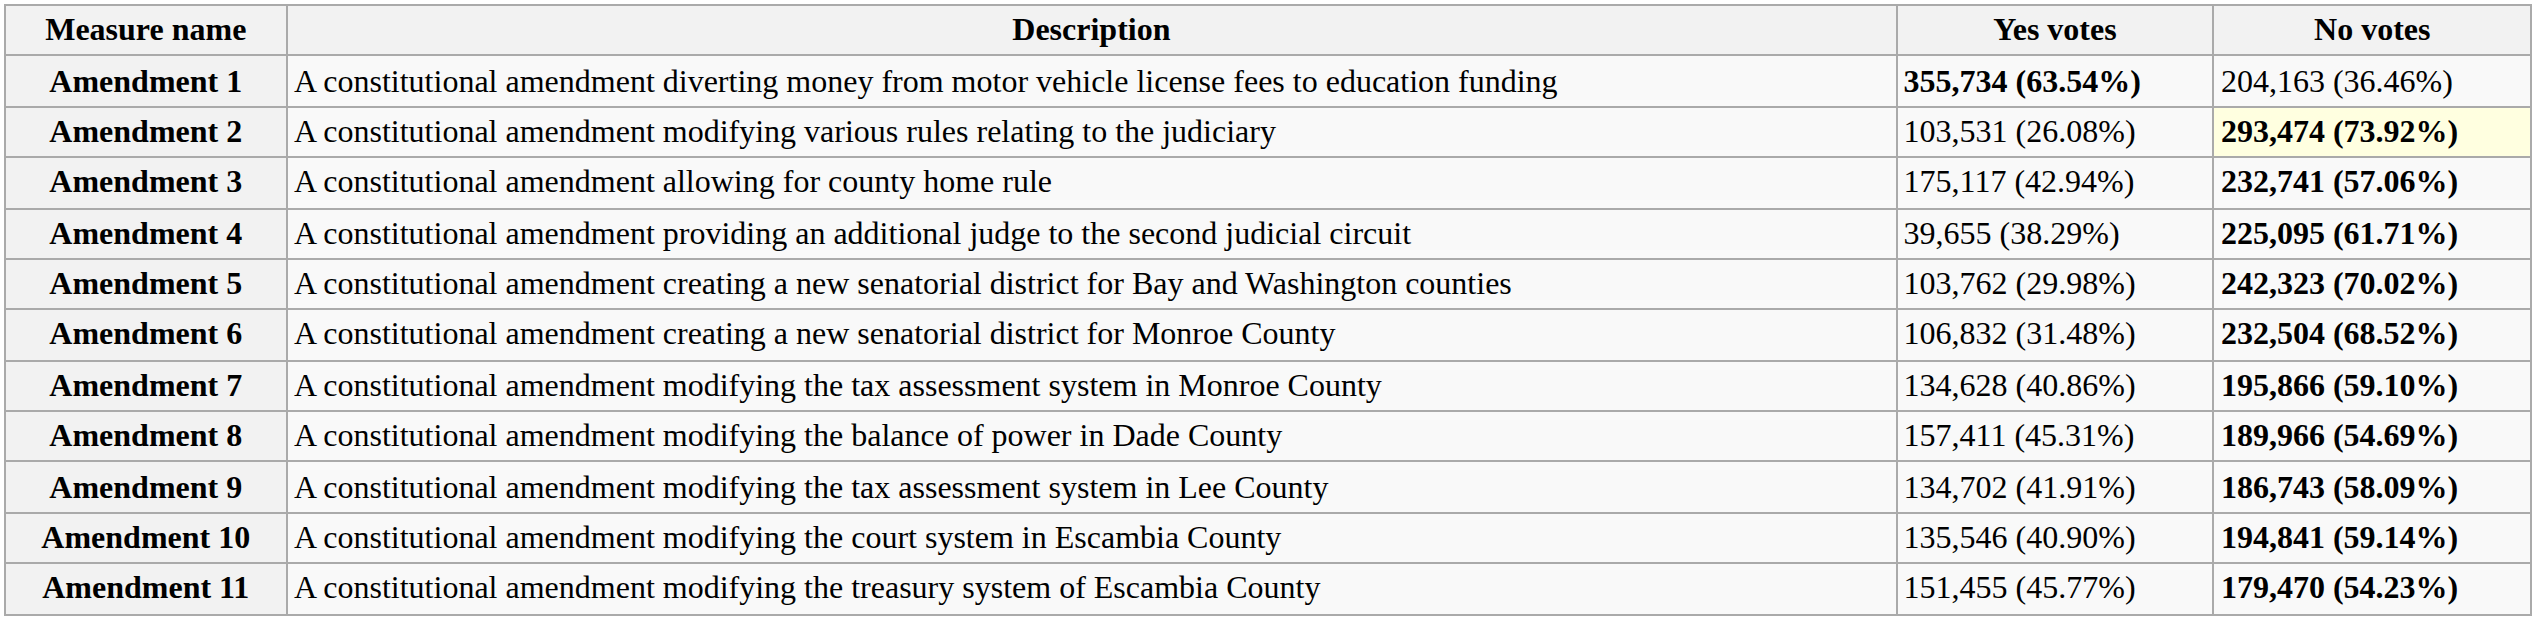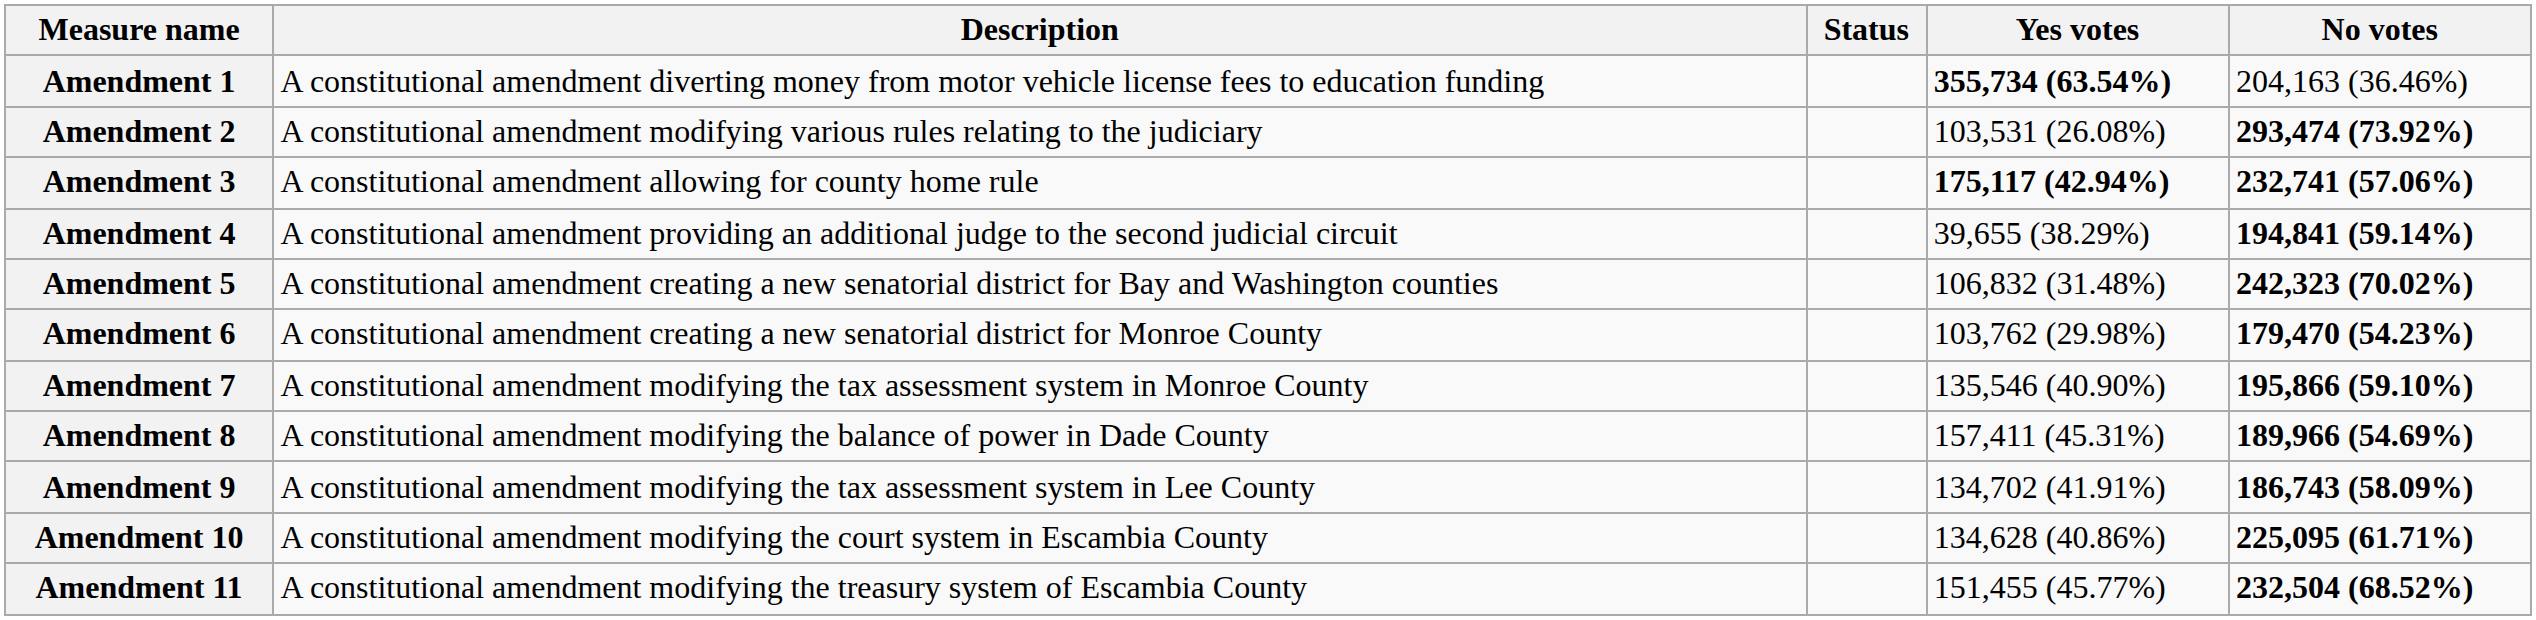+ column: (1866, 29)
(2340, 131) lightyellow background -> (2355, 131) no background
(2019, 182) normal -> (2052, 182) bold
(2340, 232) 225,095 (61.71%) -> (2355, 232) 194,841 (59.14%)
(2020, 283) 103,762 (29.98%) -> (2050, 283) 106,832 (31.48%)
(2020, 334) 106,832 (31.48%) -> (2050, 334) 103,762 (29.98%)
(2340, 334) 232,504 (68.52%) -> (2355, 334) 179,470 (54.23%)
(2020, 385) 134,628 (40.86%) -> (2050, 385) 135,546 (40.90%)
(2020, 537) 135,546 (40.90%) -> (2050, 537) 134,628 (40.86%)
(2340, 537) 194,841 (59.14%) -> (2355, 537) 225,095 (61.71%)
(2340, 588) 179,470 (54.23%) -> (2355, 588) 232,504 (68.52%)
